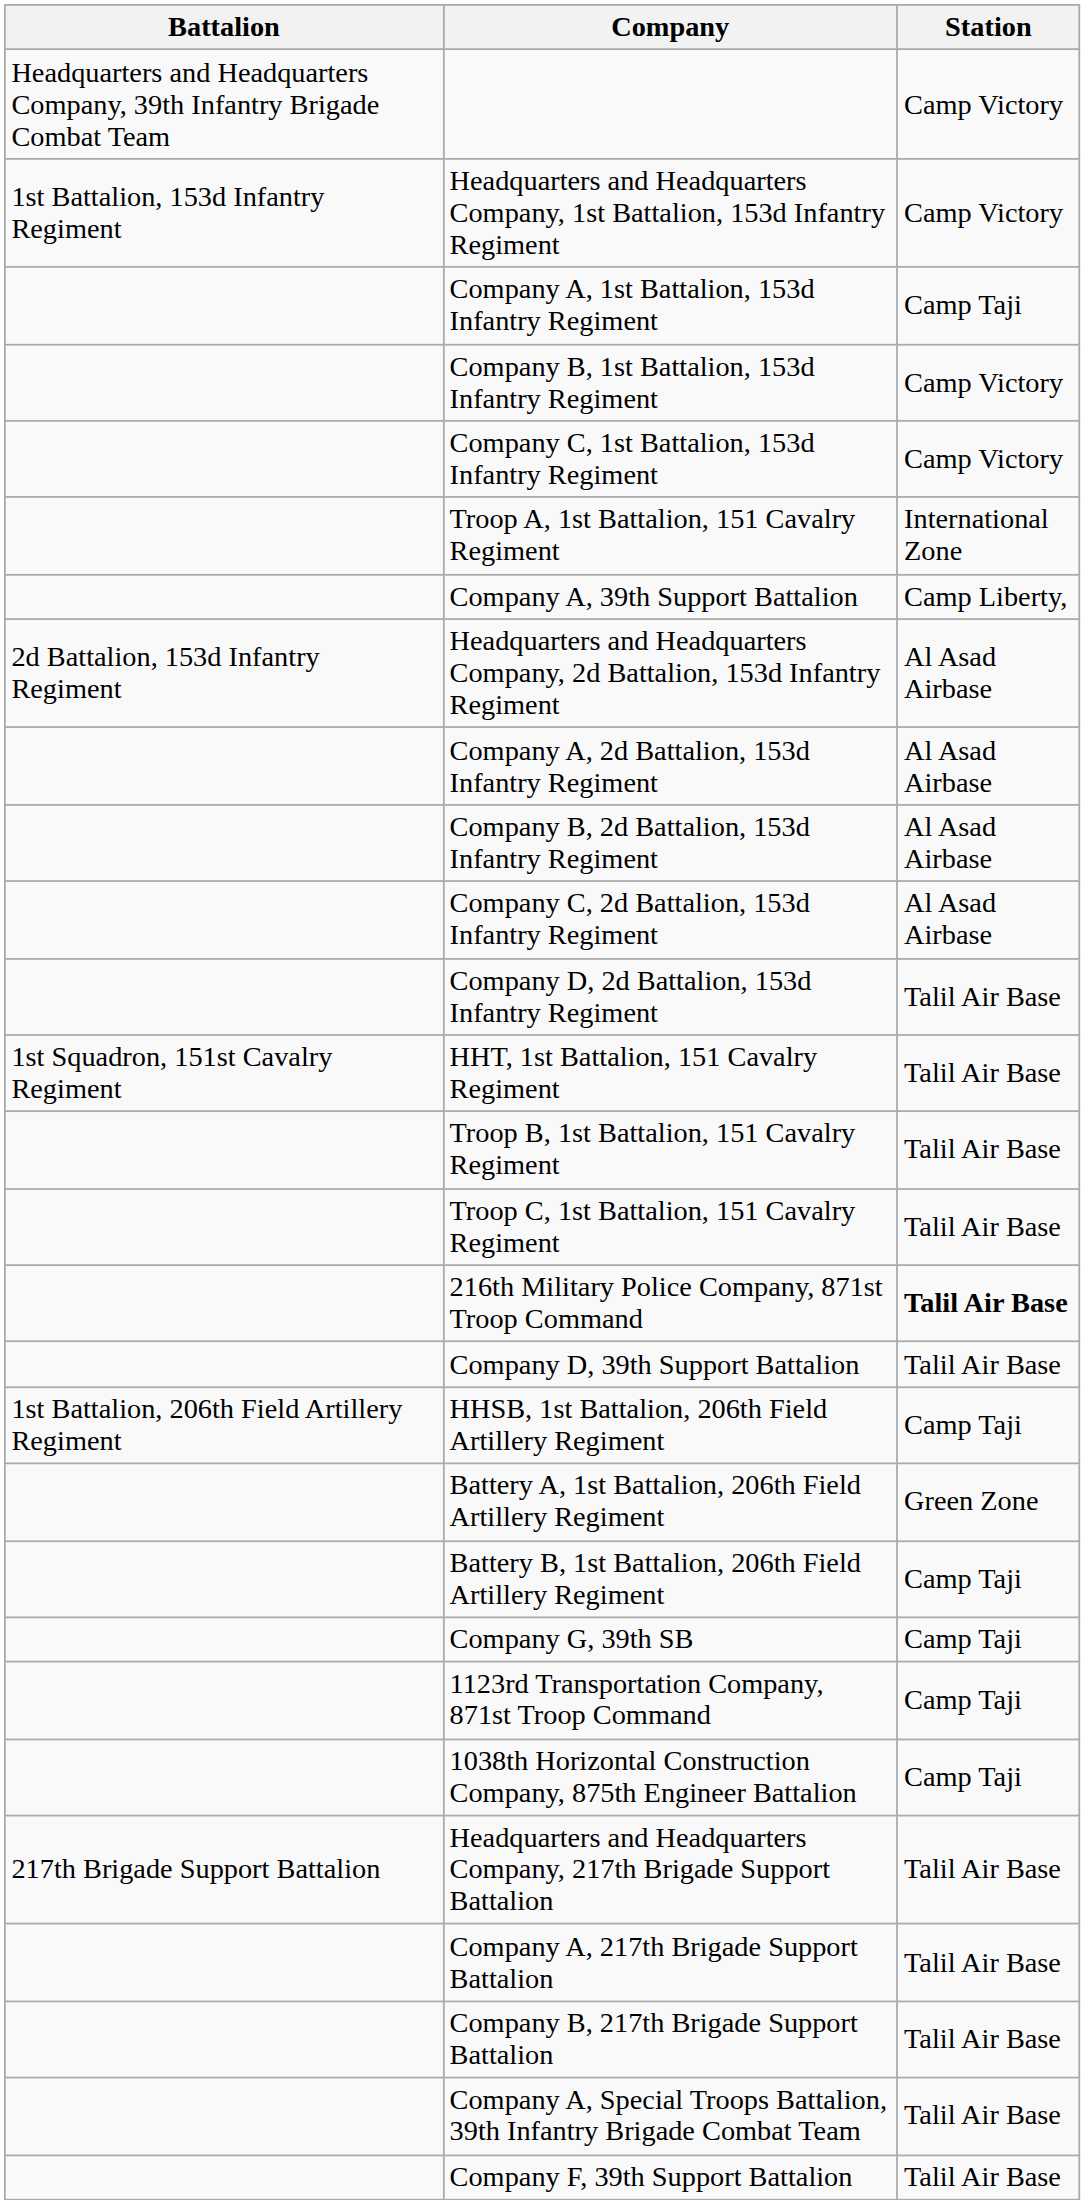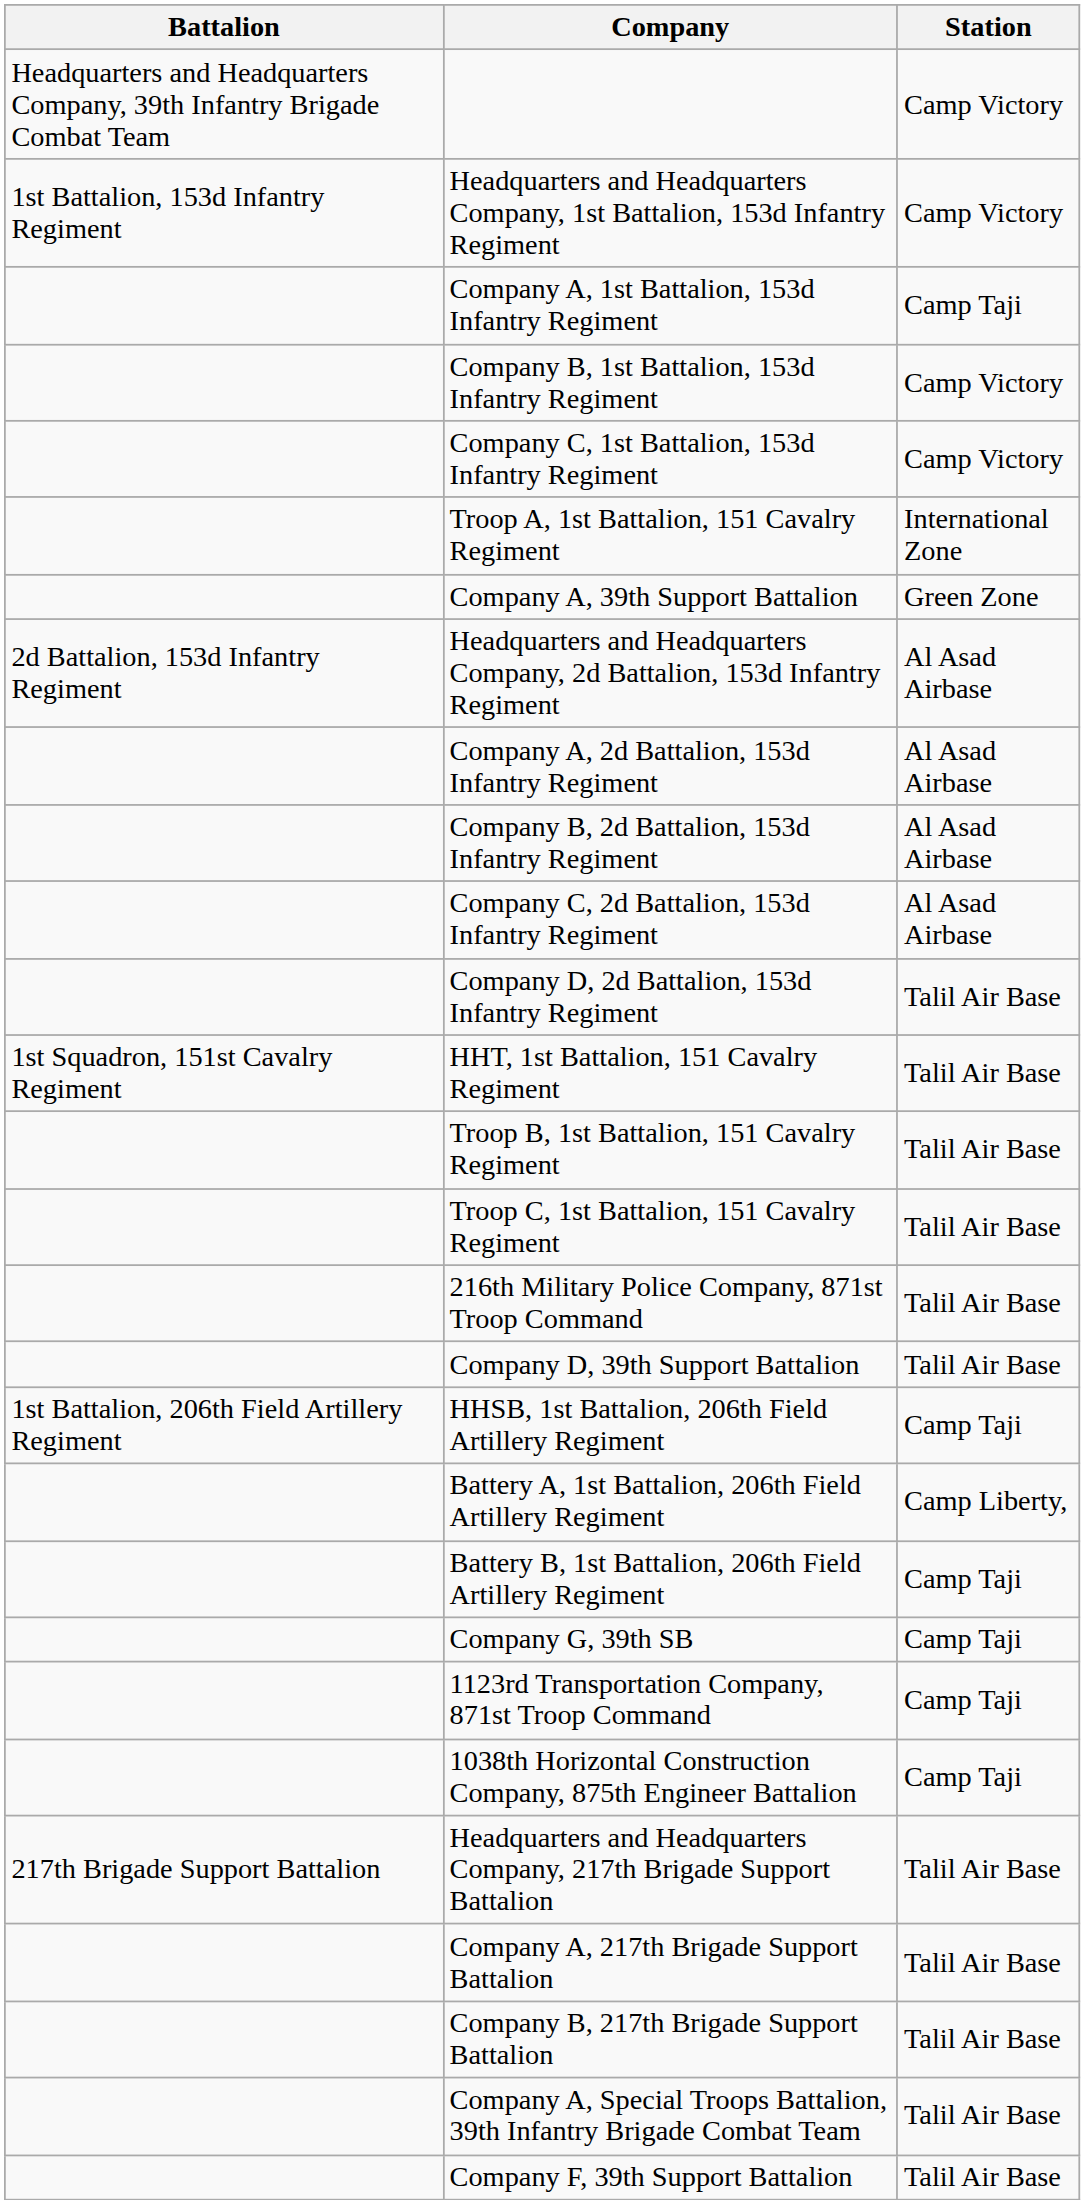(986, 596) Camp Liberty, -> (971, 596) Green Zone
(986, 1303) bold -> (982, 1303) normal
(971, 1501) Green Zone -> (986, 1501) Camp Liberty,
